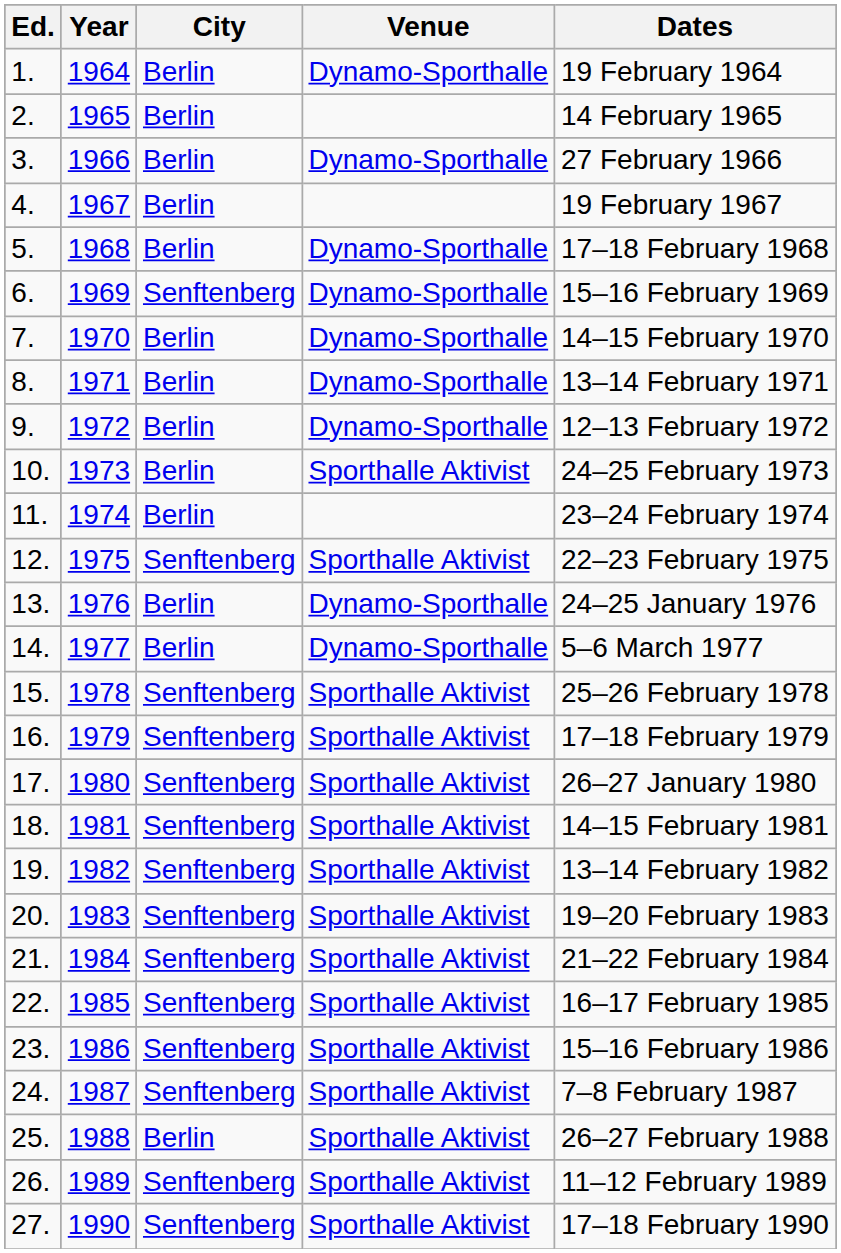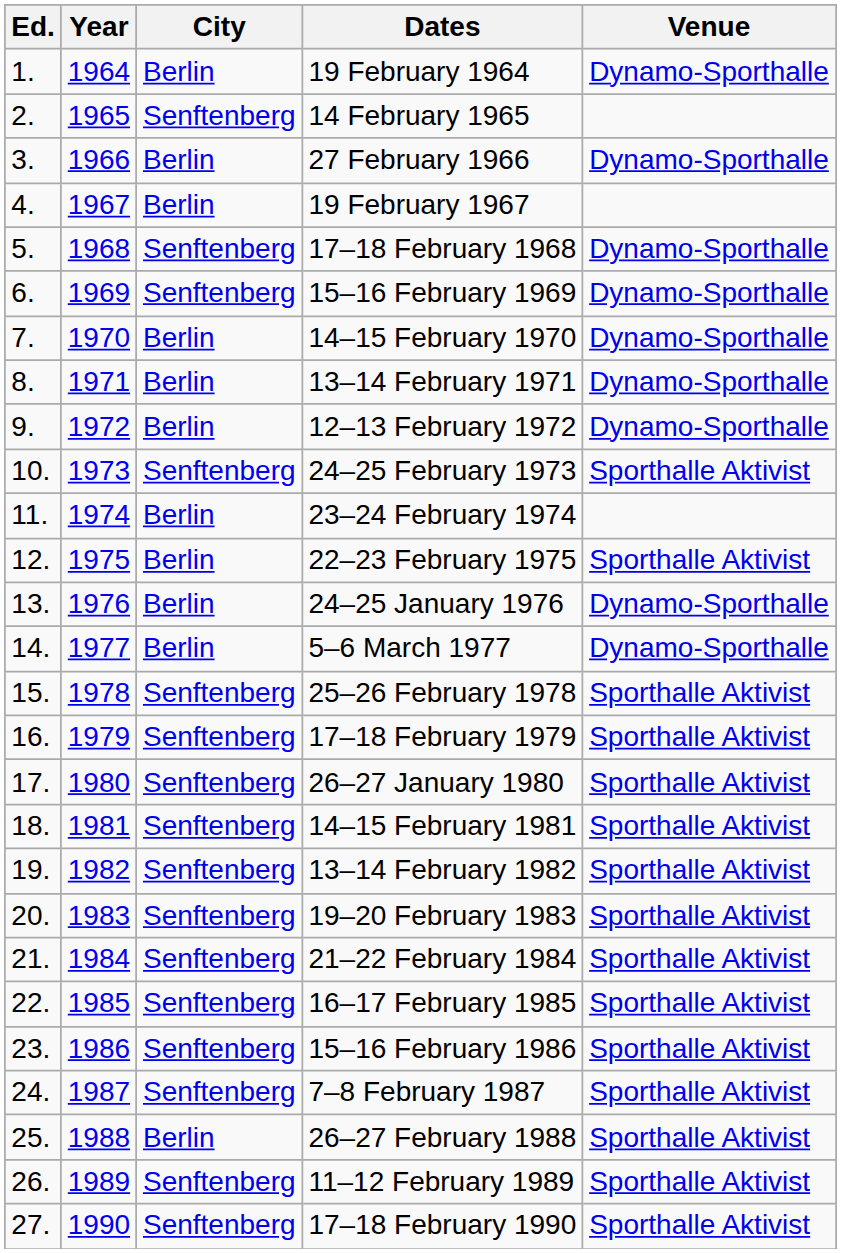columns swapped: (428, 26) <-> (695, 26)
(179, 115) Berlin -> (219, 115) Senftenberg
(179, 248) Berlin -> (219, 248) Senftenberg
(179, 470) Berlin -> (219, 470) Senftenberg
(219, 559) Senftenberg -> (179, 559) Berlin
